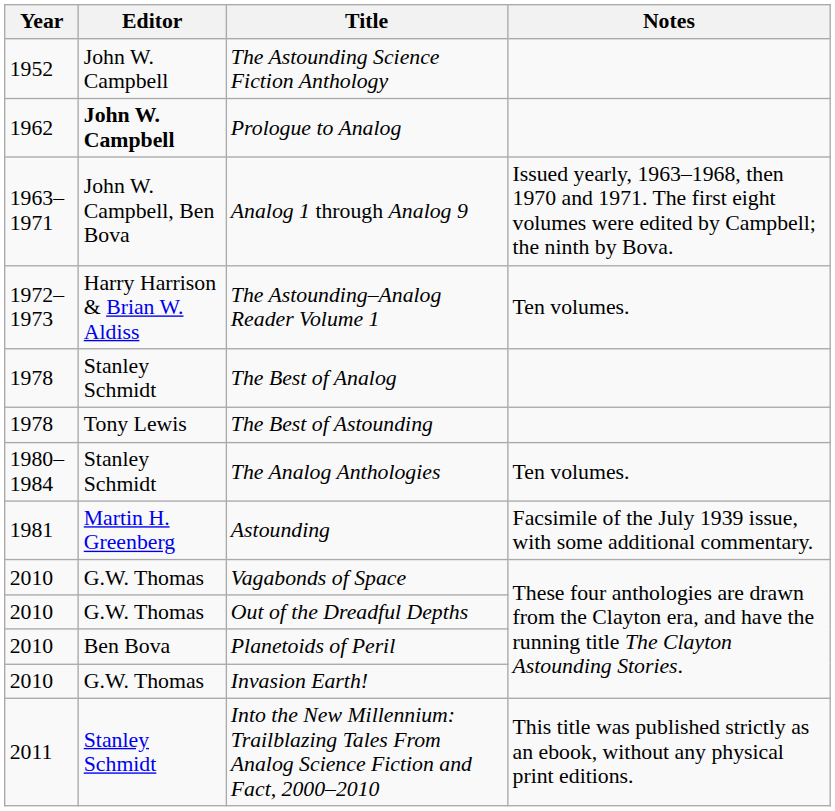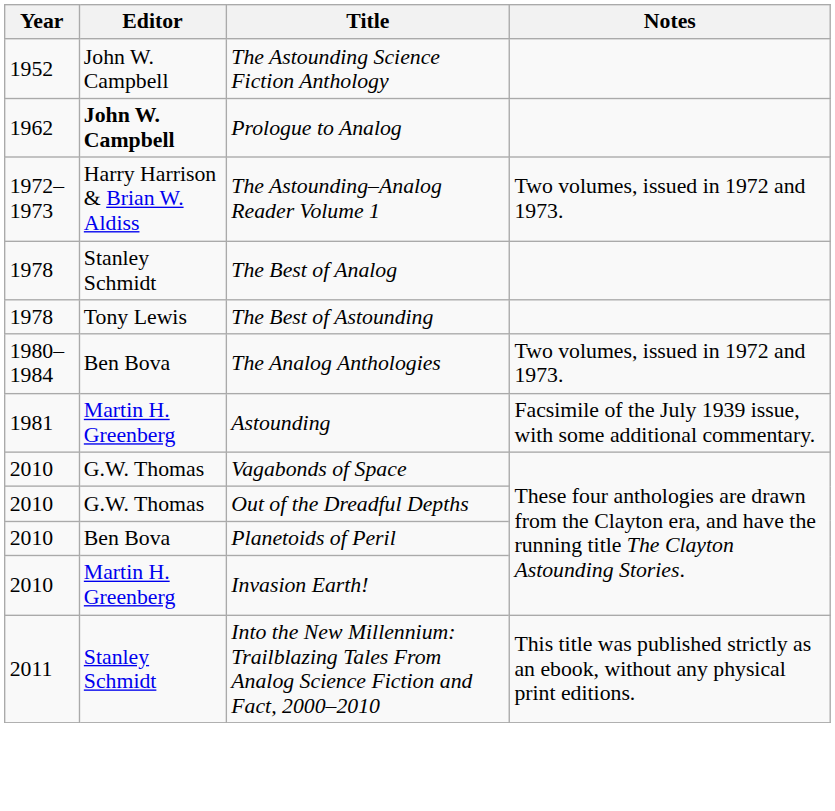- row: (349, 210)
(571, 306) Ten volumes. -> (660, 198) Two volumes, issued in 1972 and 1973.
(120, 471) Stanley Schmidt -> (127, 363) Ben Bova
(571, 471) Ten volumes. -> (660, 363) Two volumes, issued in 1972 and 1973.
(144, 680) G.W. Thomas -> (130, 584) Martin H. Greenberg
